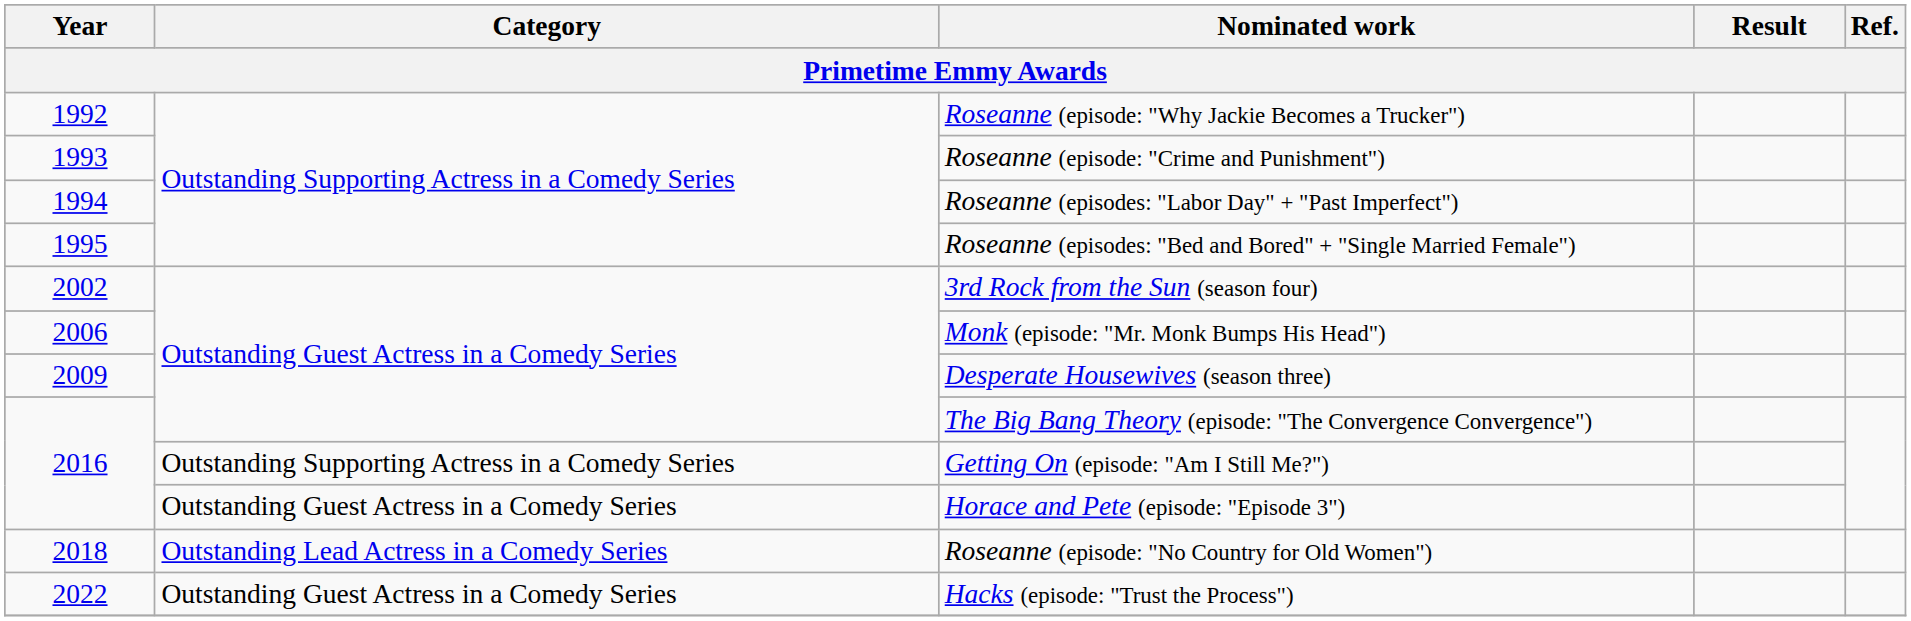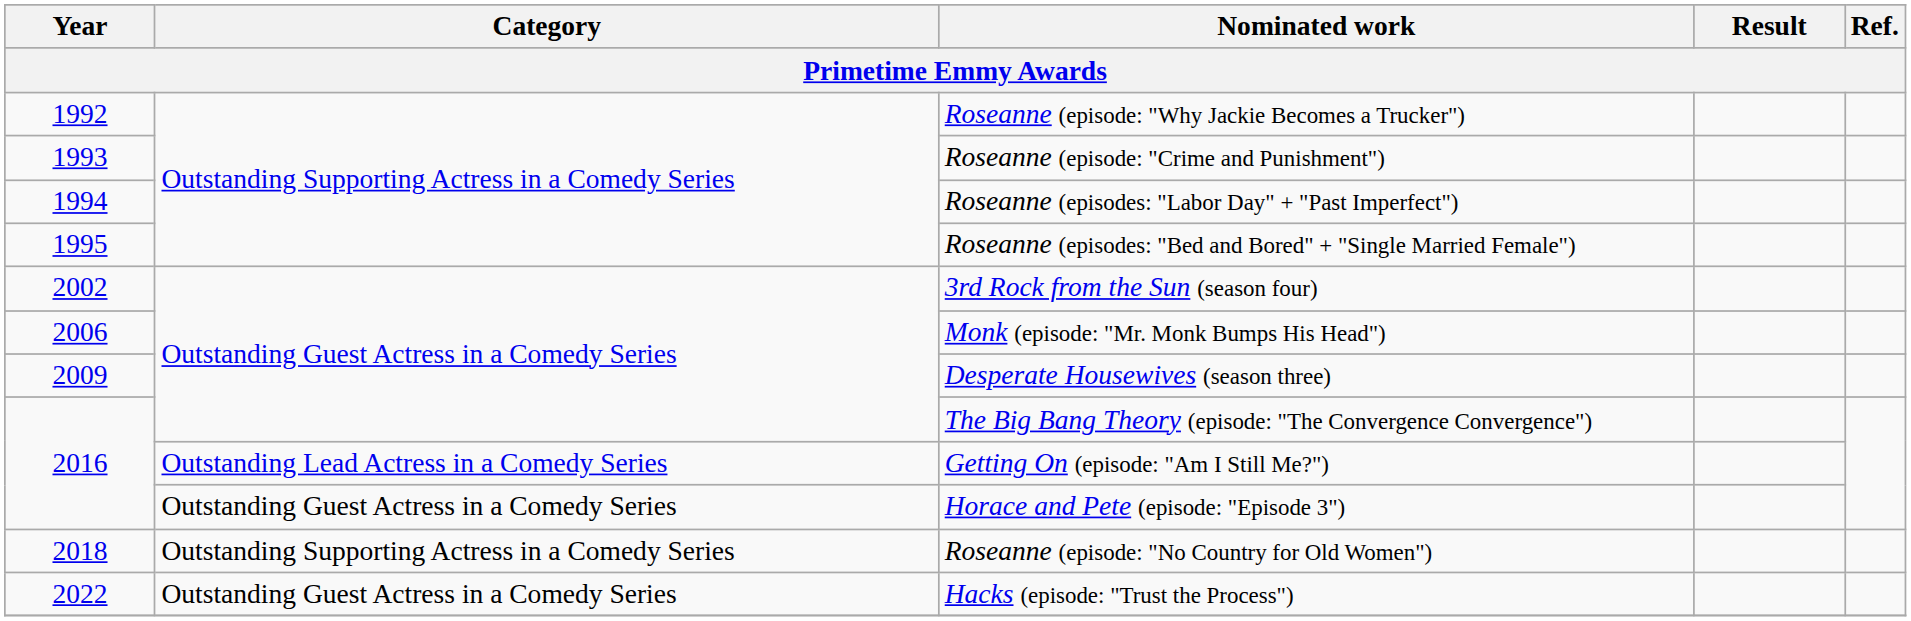(448, 462) Outstanding Supporting Actress in a Comedy Series -> (414, 462) Outstanding Lead Actress in a Comedy Series
(414, 550) Outstanding Lead Actress in a Comedy Series -> (448, 550) Outstanding Supporting Actress in a Comedy Series
